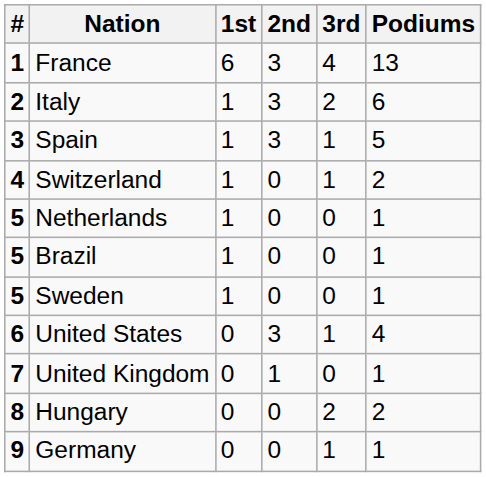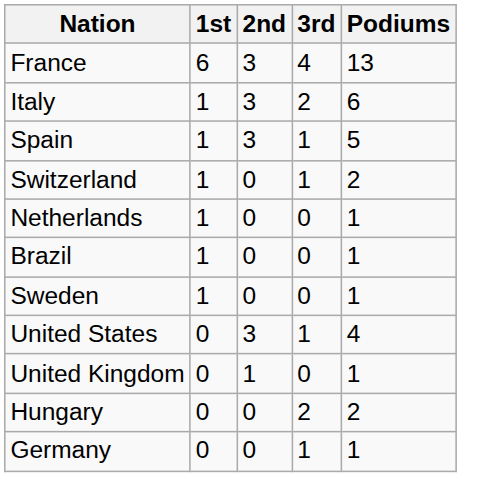- column: (17, 23)
